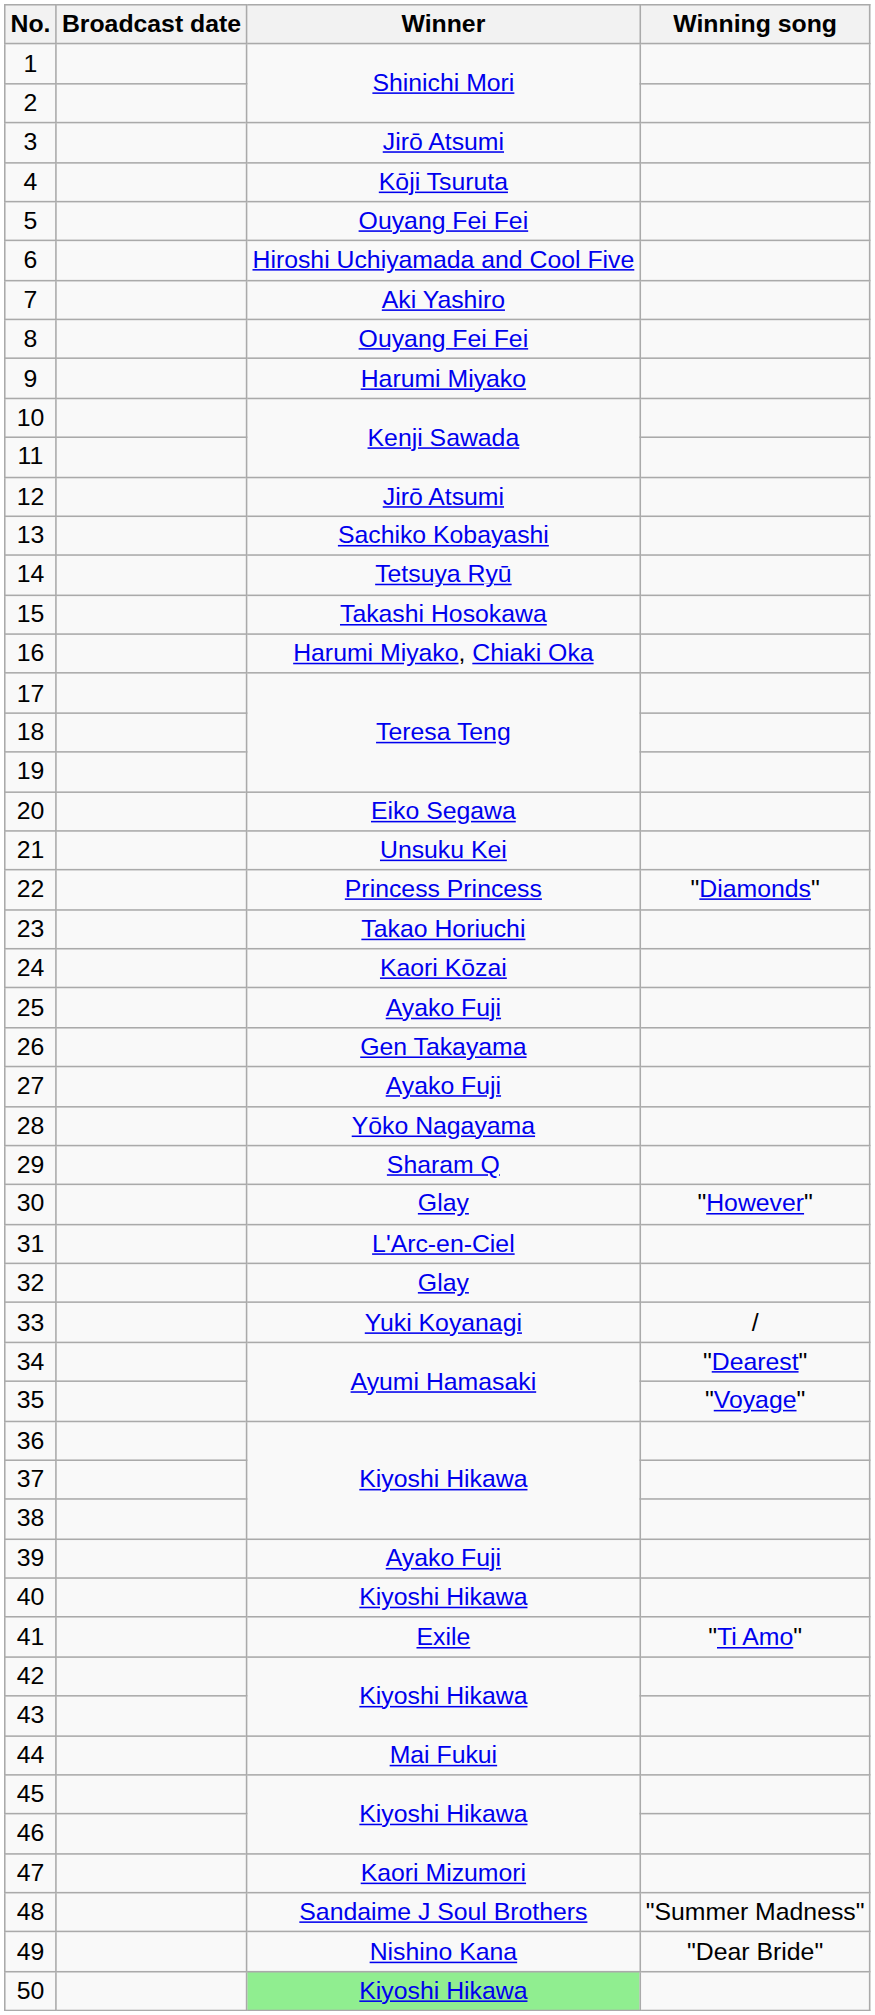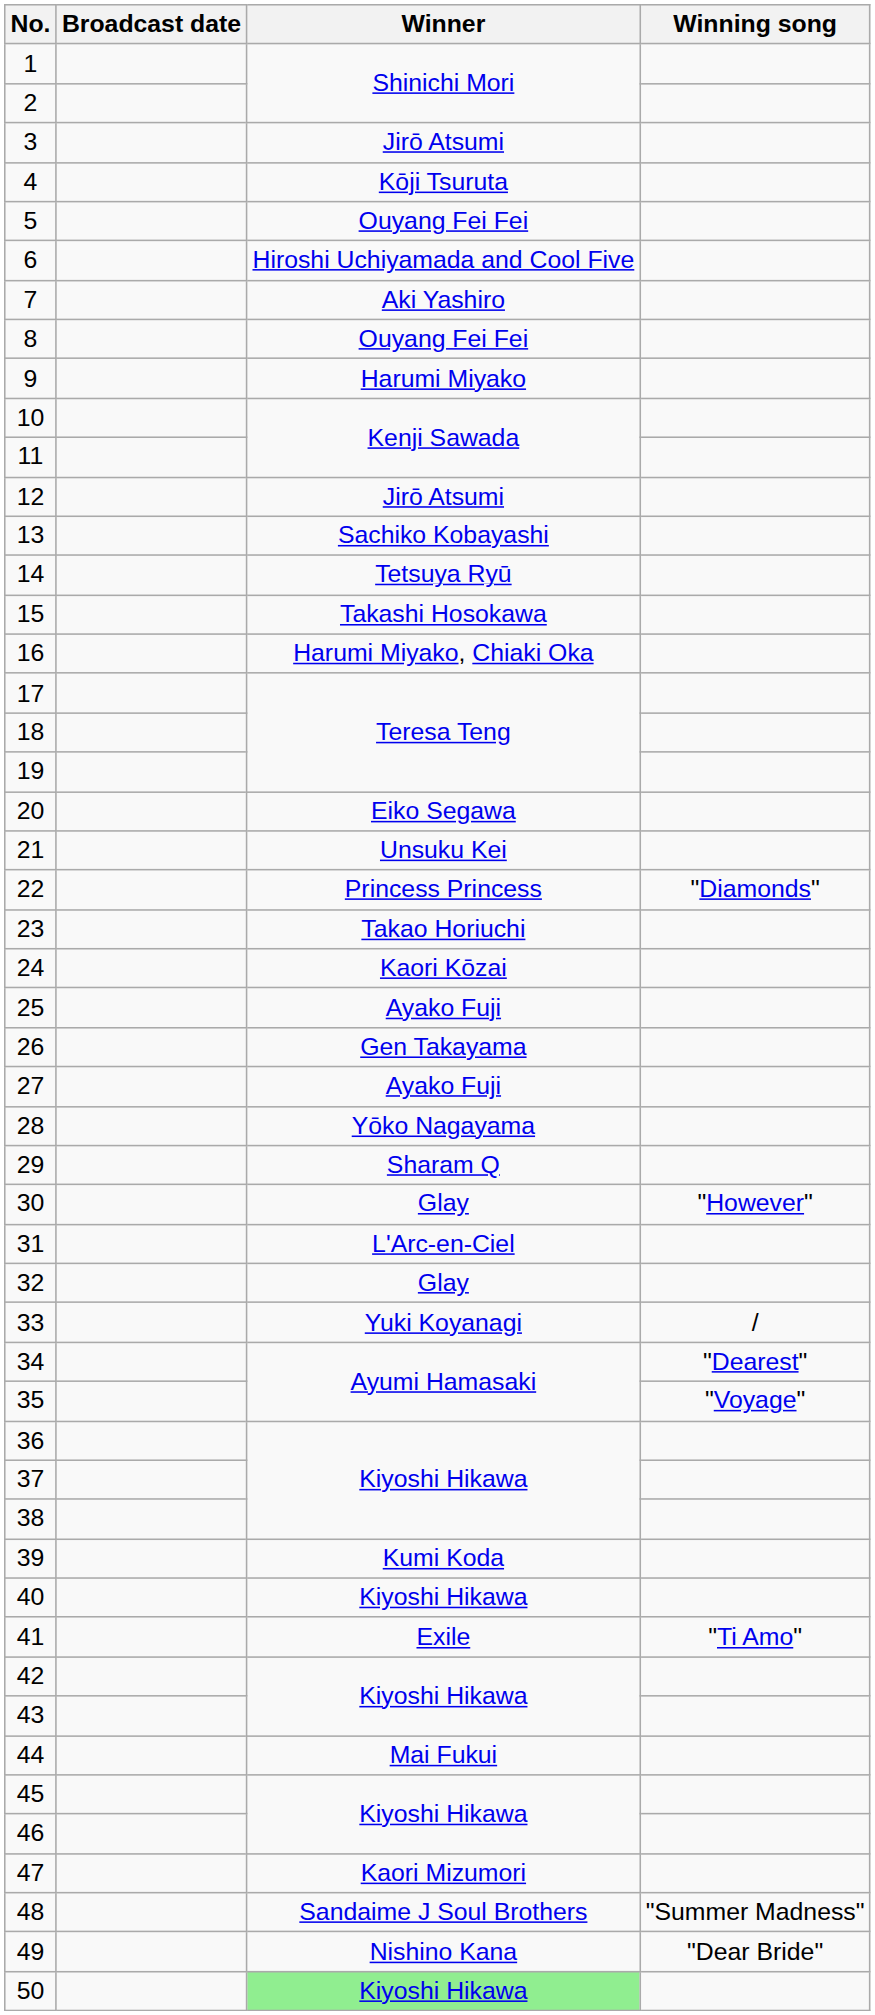(443, 1558) Ayako Fuji -> (443, 1558) Kumi Koda
